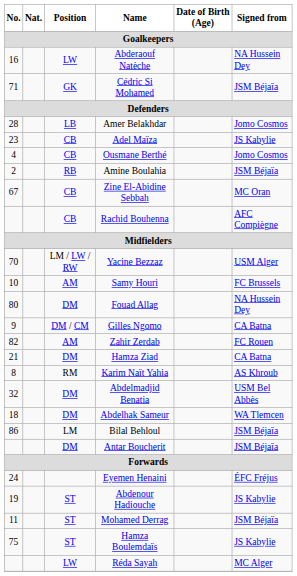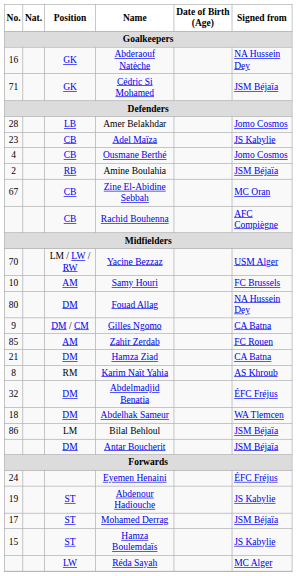(70, 60) LW -> (70, 60) GK
(14, 342) 82 -> (14, 342) 85
(252, 394) USM Bel Abbès -> (256, 394) ÉFC Fréjus
(14, 521) 11 -> (14, 521) 17
(14, 542) 75 -> (14, 542) 15
